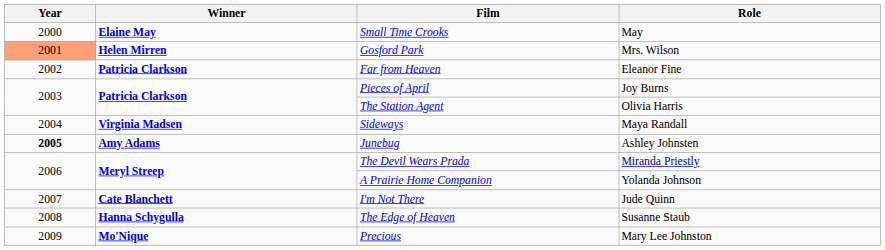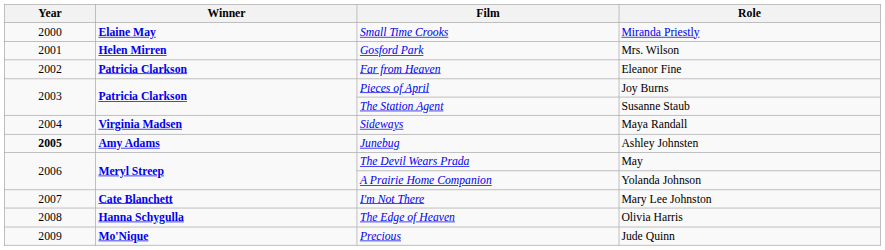(632, 32) May -> (660, 32) Miranda Priestly
(50, 50) lightsalmon background -> (50, 50) no background
(652, 106) Olivia Harris -> (656, 106) Susanne Staub
(660, 161) Miranda Priestly -> (632, 161) May
(648, 198) Jude Quinn -> (666, 198) Mary Lee Johnston
(656, 217) Susanne Staub -> (652, 217) Olivia Harris
(666, 236) Mary Lee Johnston -> (648, 236) Jude Quinn
